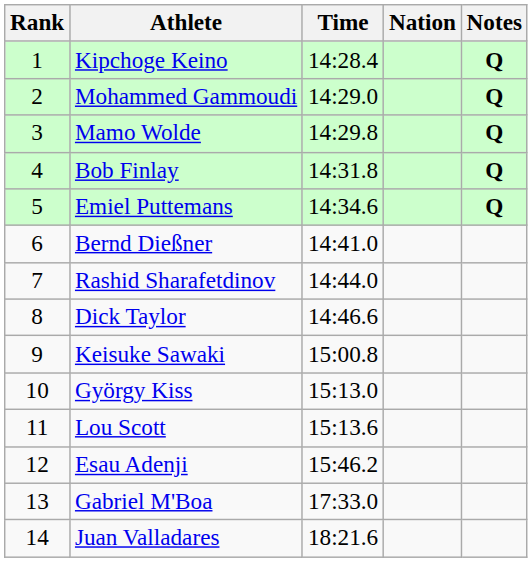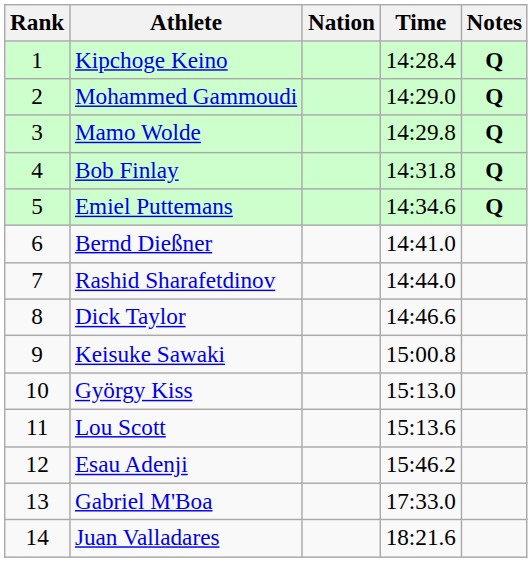columns swapped: (422, 22) <-> (343, 22)
